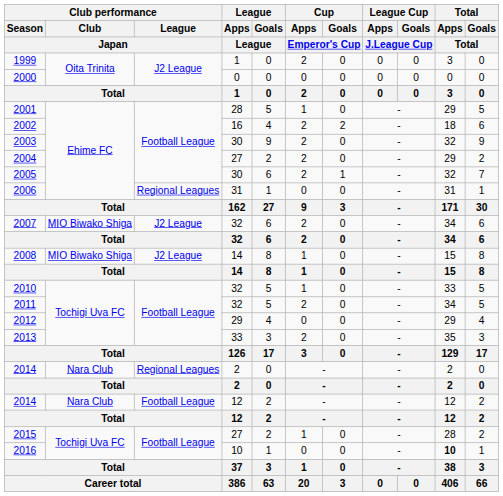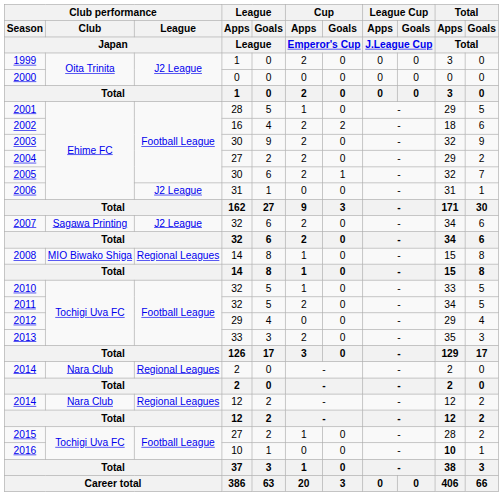(178, 191) Regional Leagues -> (178, 191) J2 League
(90, 223) MIO Biwako Shiga -> (90, 223) Sagawa Printing
(178, 256) J2 League -> (178, 256) Regional Leagues
(178, 402) Football League -> (178, 402) Regional Leagues
